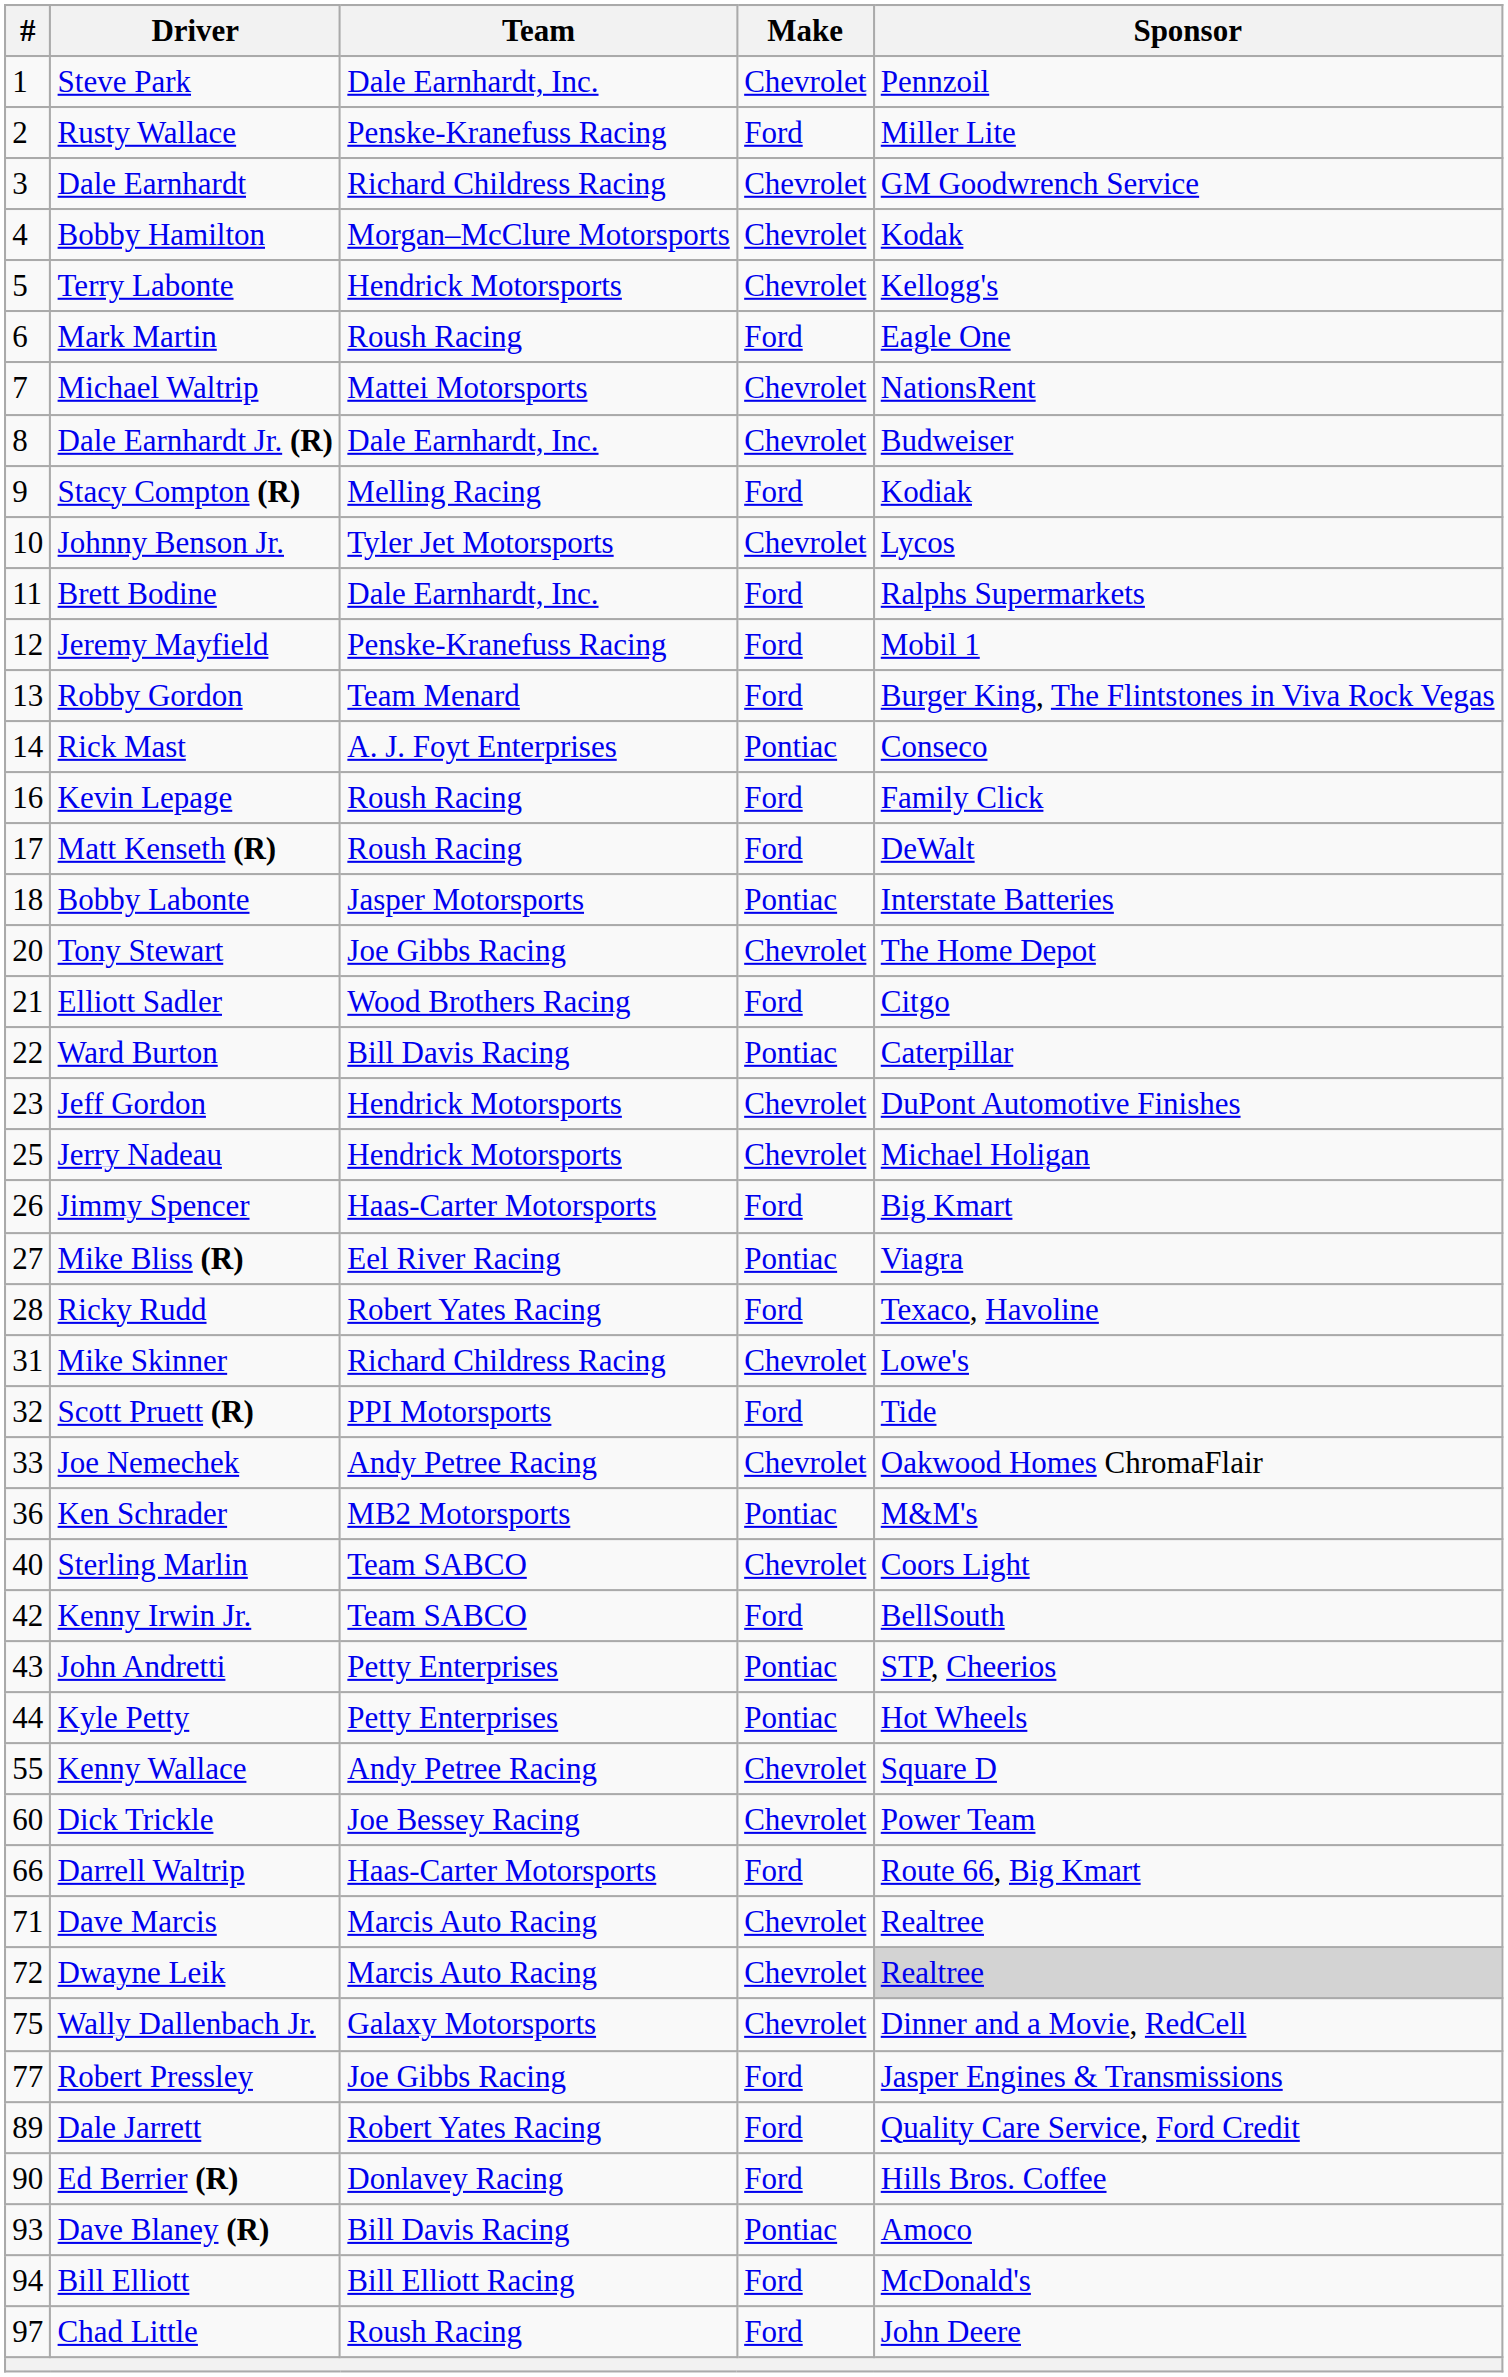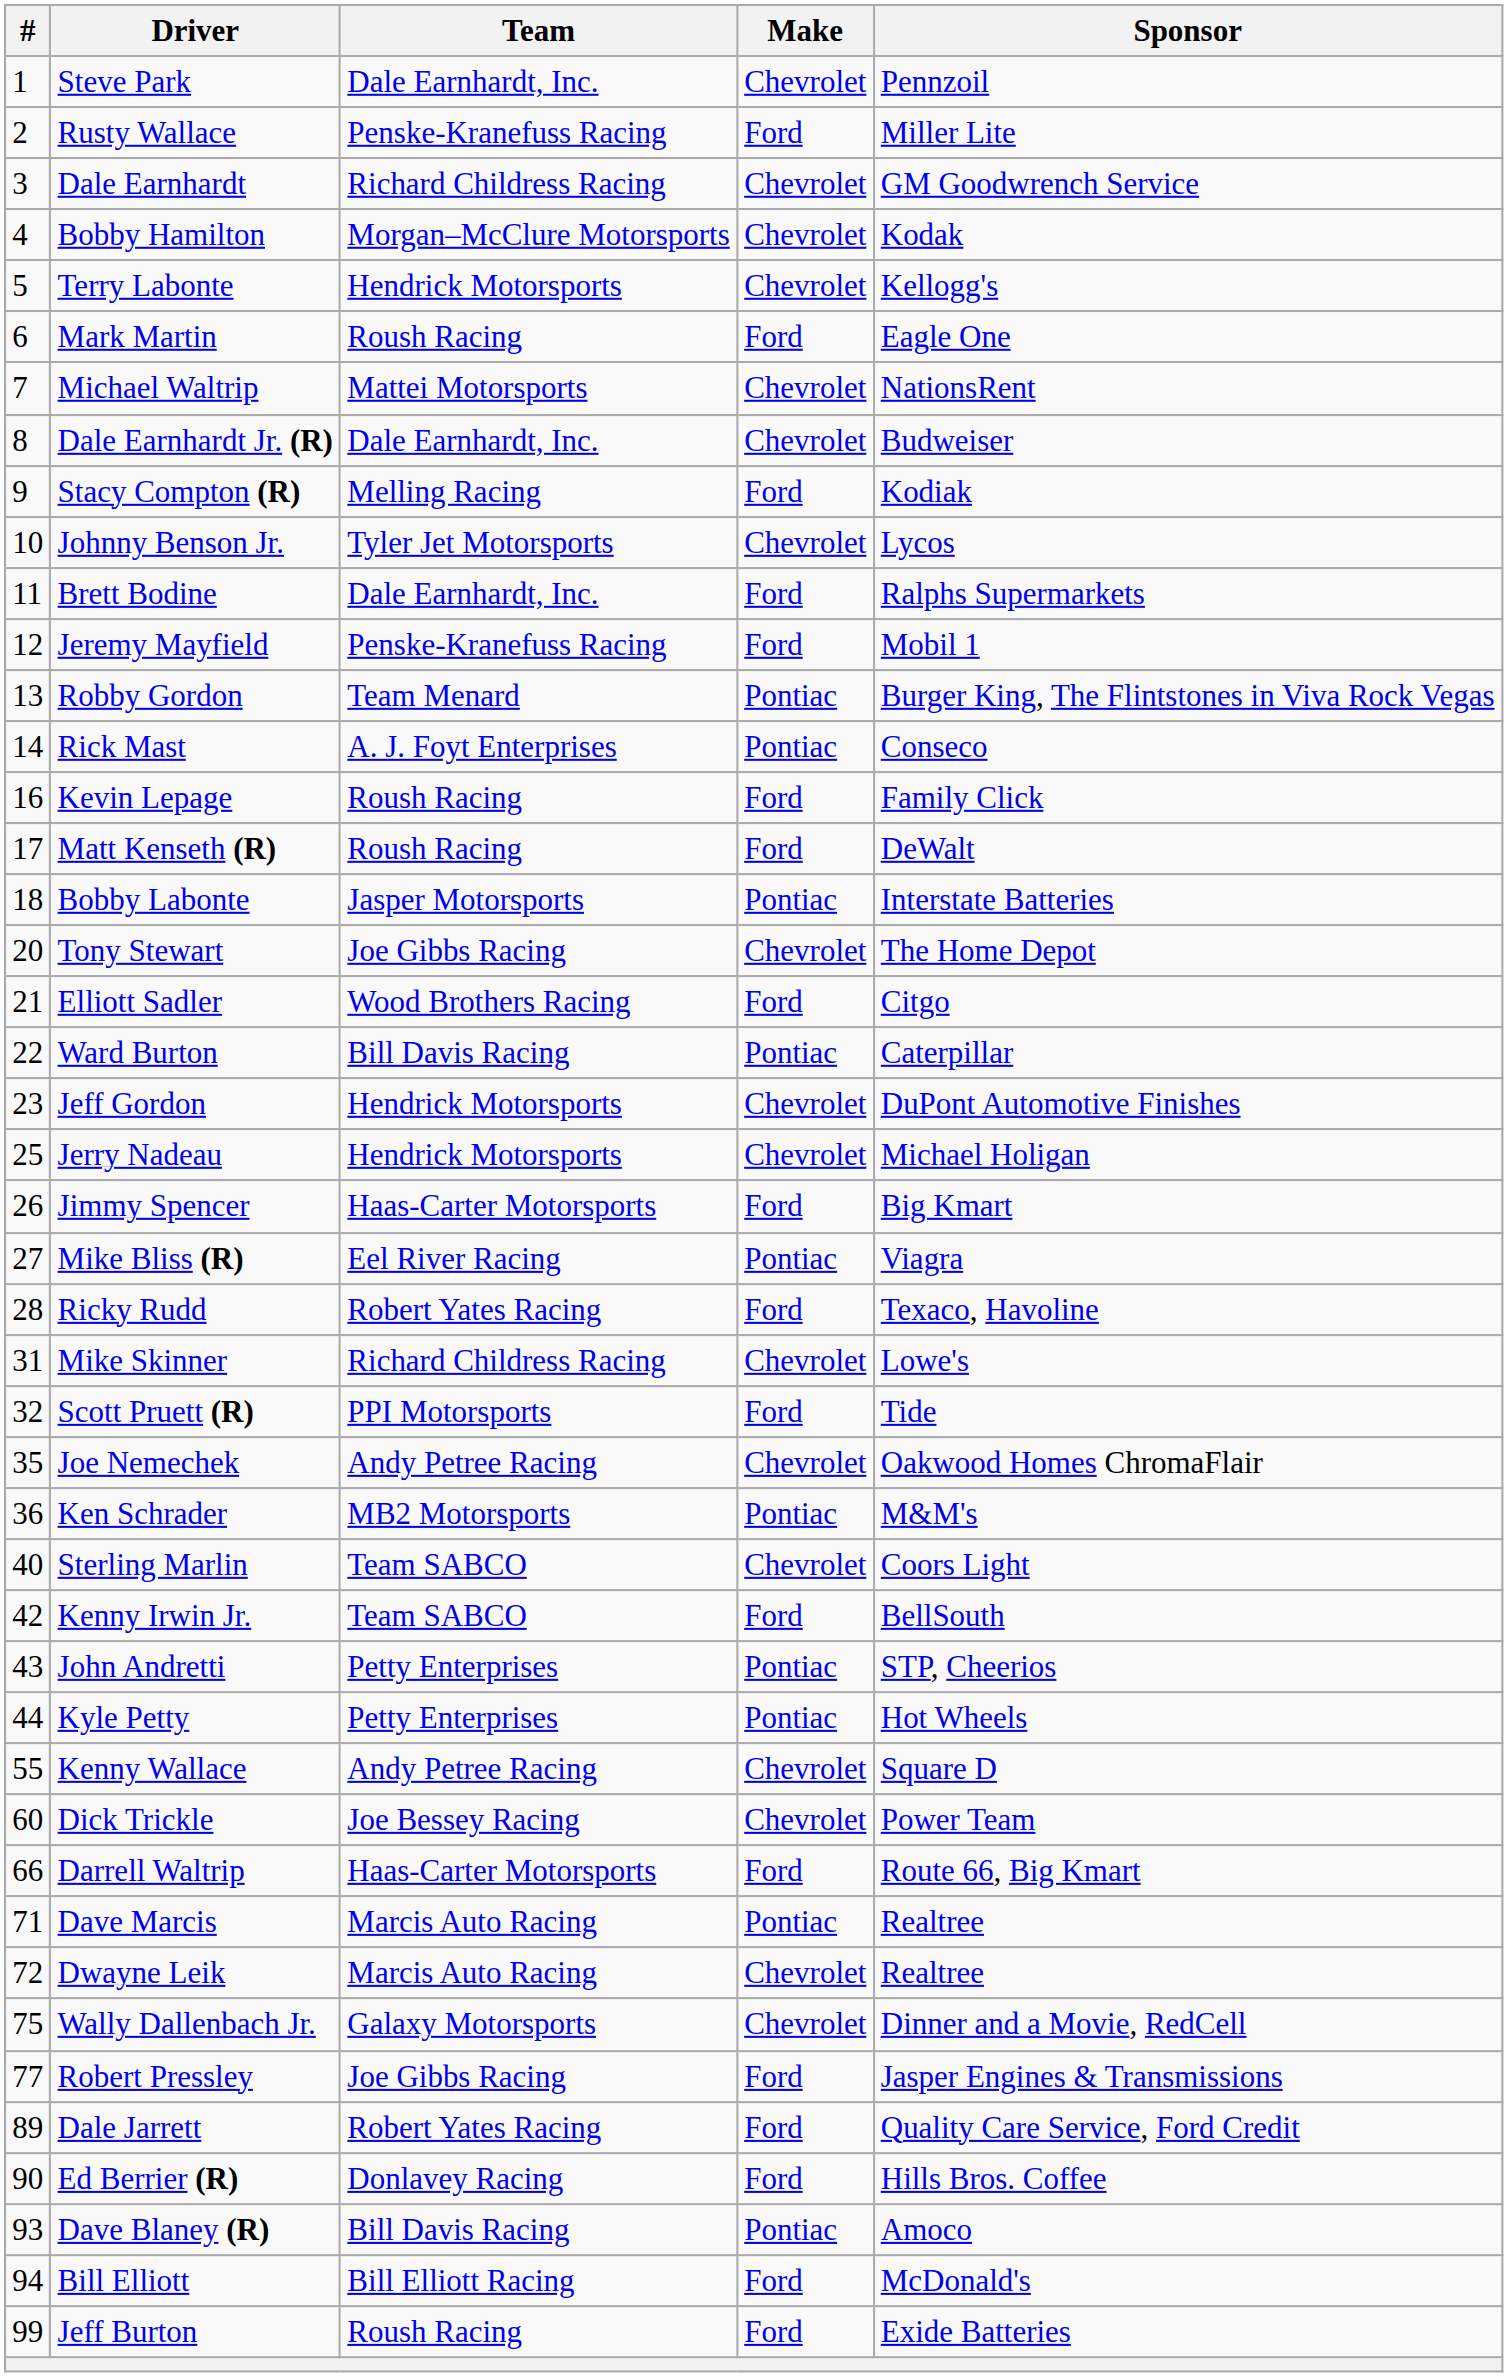(773, 694) Ford -> (791, 694) Pontiac
(28, 1461) 33 -> (28, 1461) 35
(805, 1921) Chevrolet -> (791, 1921) Pontiac
(932, 1973) lightgrey background -> (932, 1973) no background
- row: (128, 2330)
+ row: (127, 2330)
